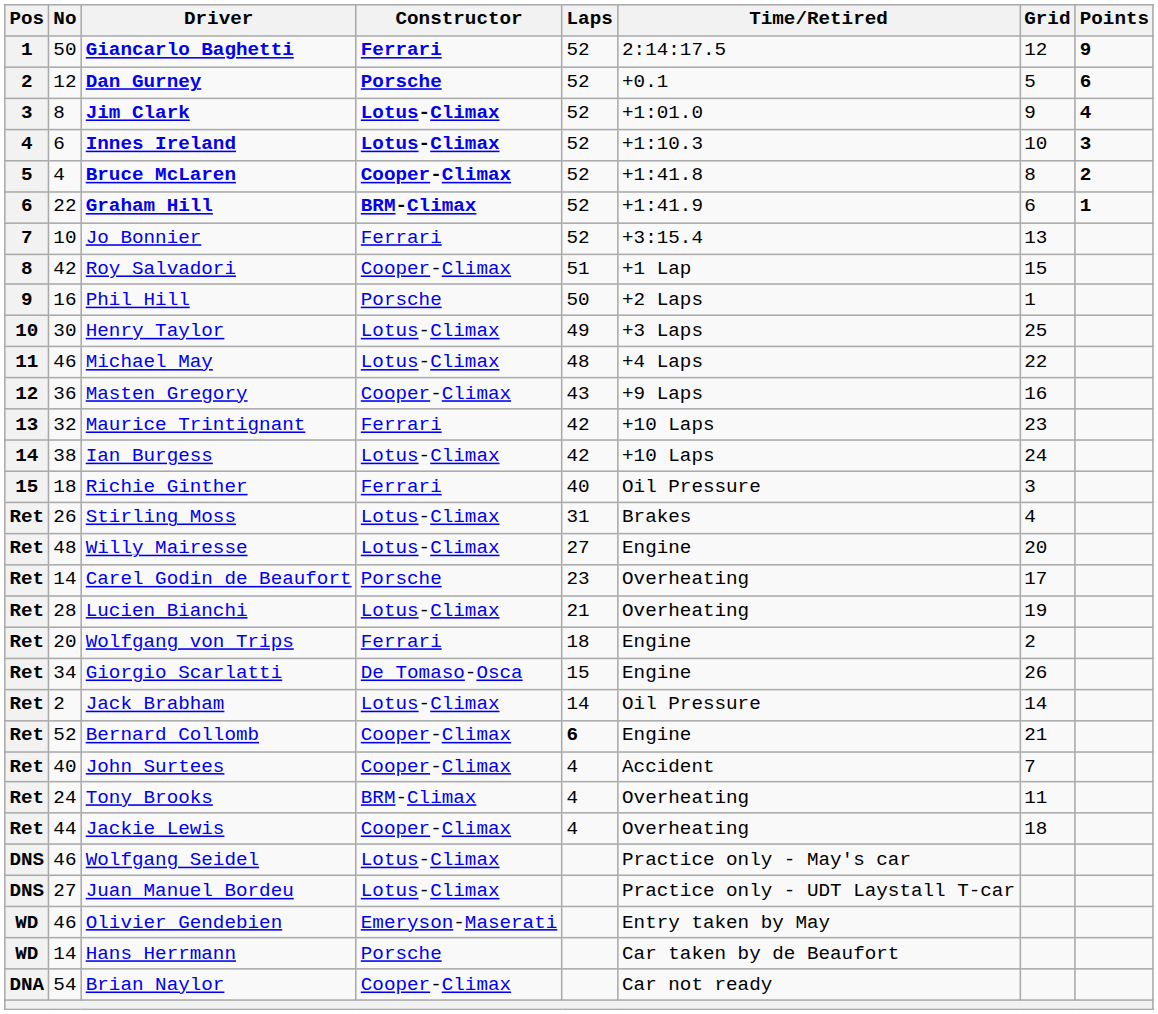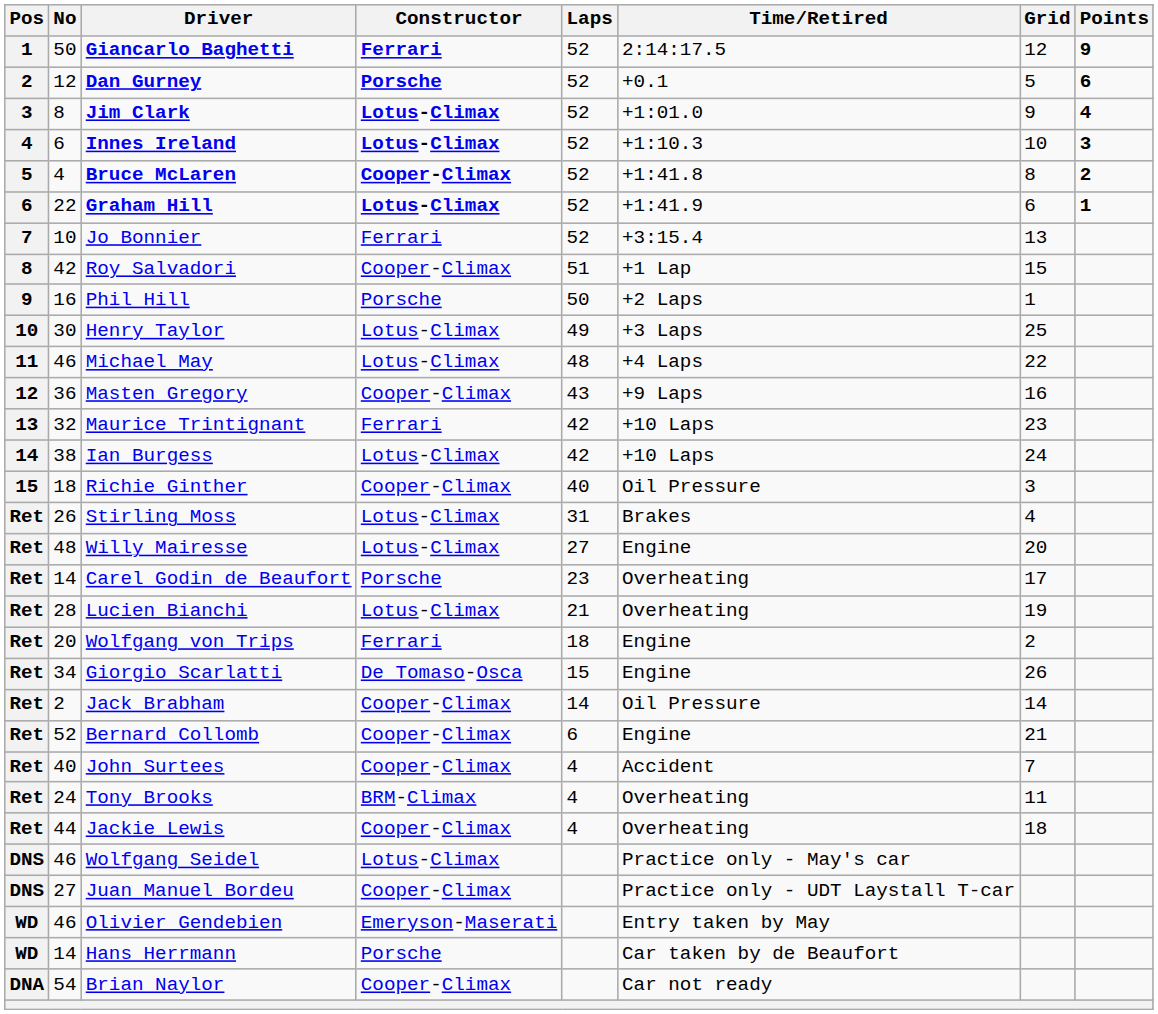(419, 207) BRM-Climax -> (430, 207) Lotus-Climax
(401, 487) Ferrari -> (436, 487) Cooper-Climax
(430, 705) Lotus-Climax -> (436, 705) Cooper-Climax
(572, 736) bold -> (572, 736) normal
(430, 892) Lotus-Climax -> (436, 892) Cooper-Climax
